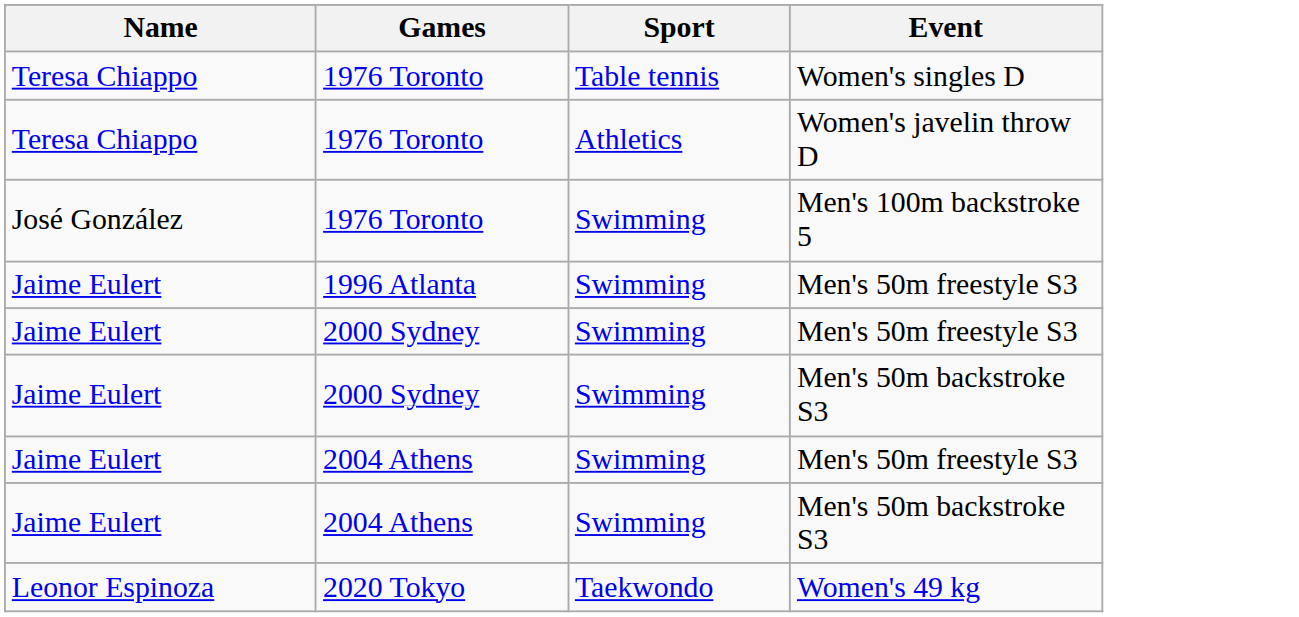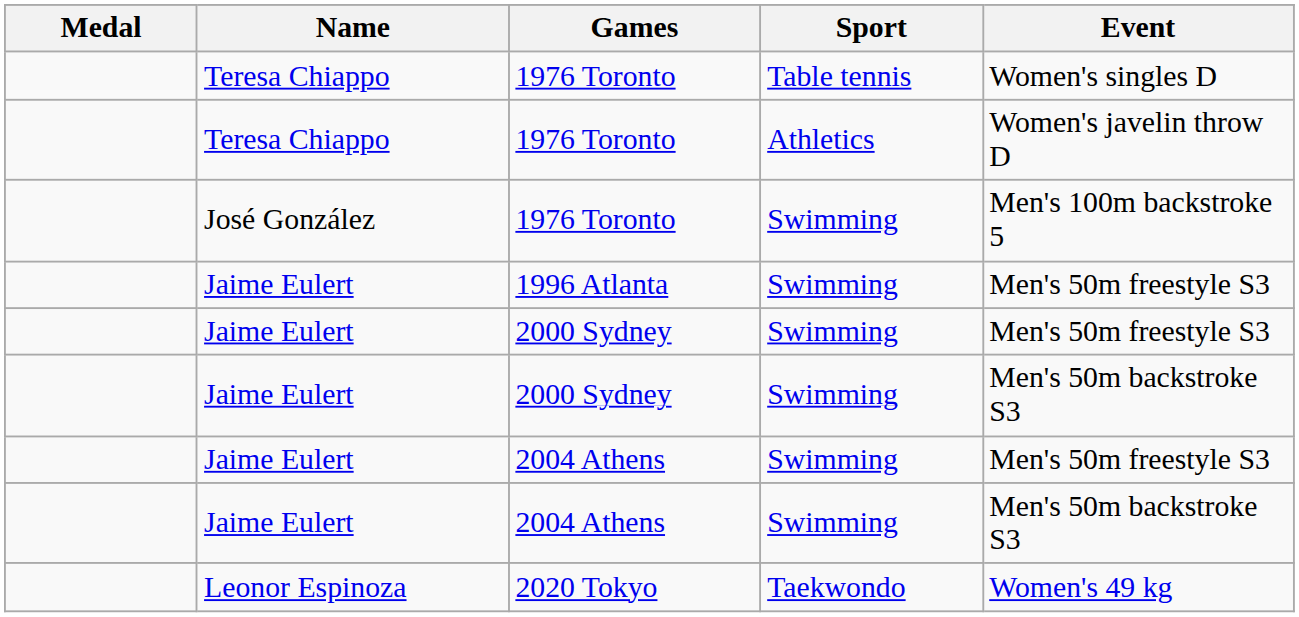+ column: (101, 28)
